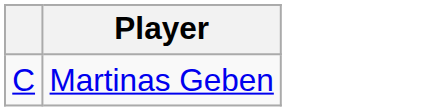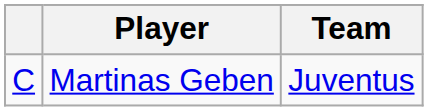+ column: (351, 29)
